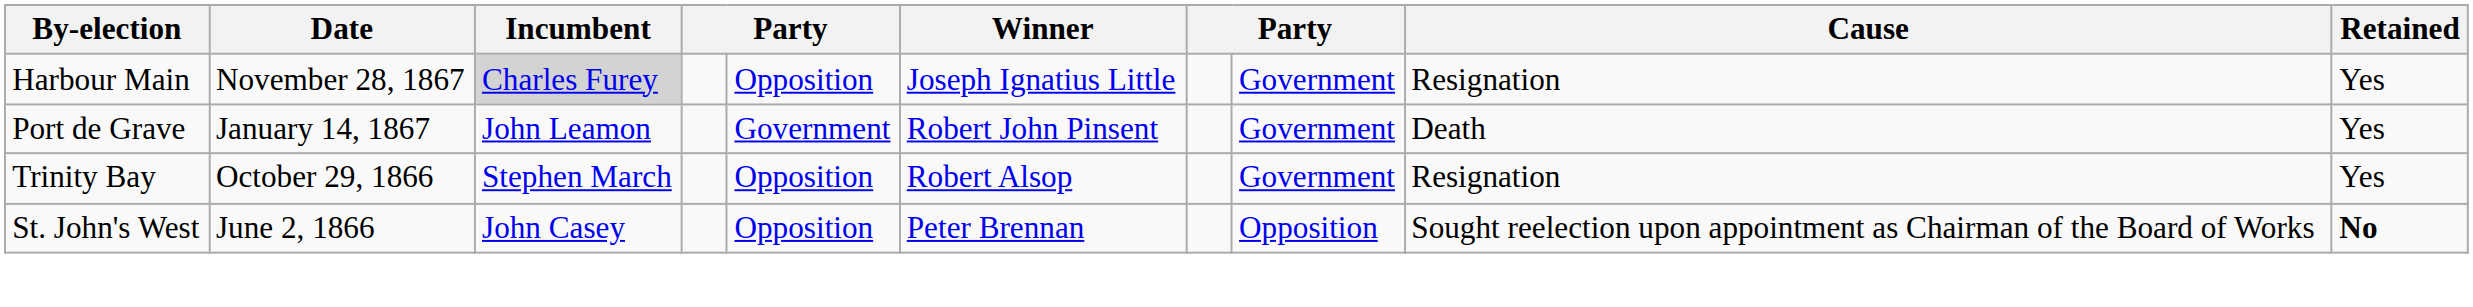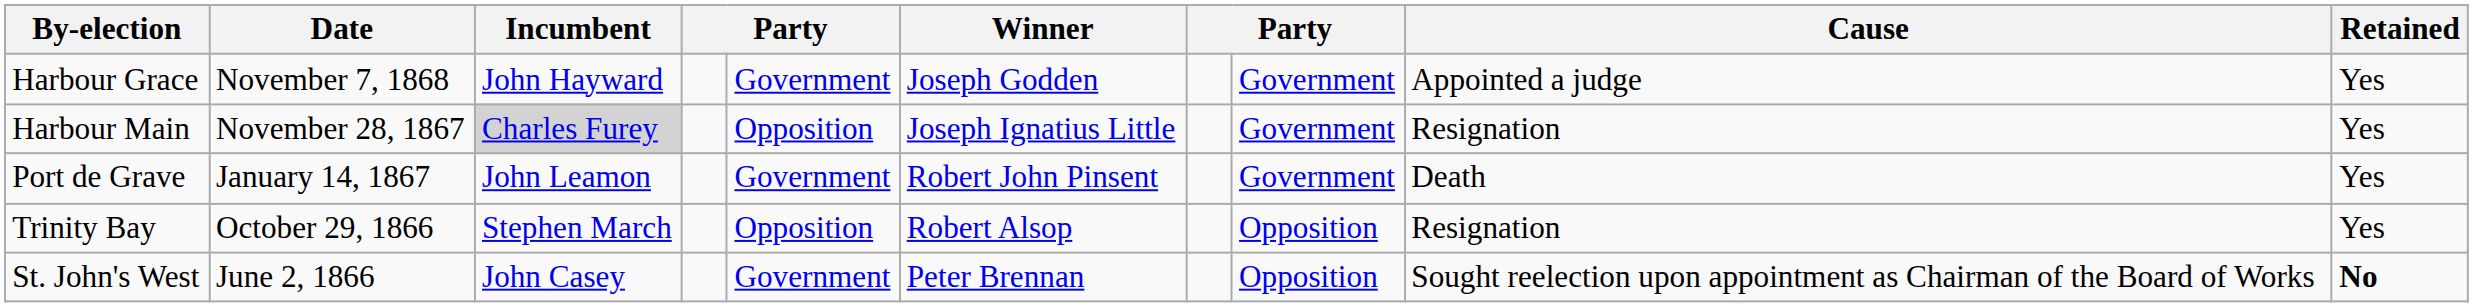+ row: (105, 78)
(1317, 177) Government -> (1308, 227) Opposition
(804, 227) Opposition -> (812, 276) Government
